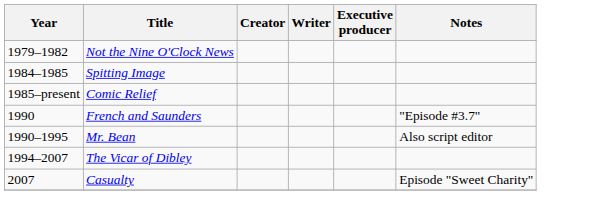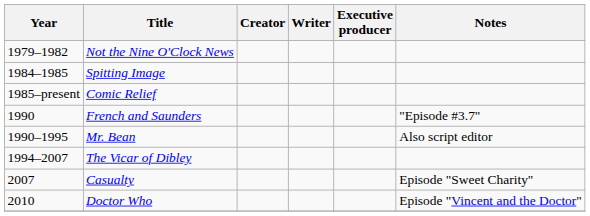+ row: (119, 200)
